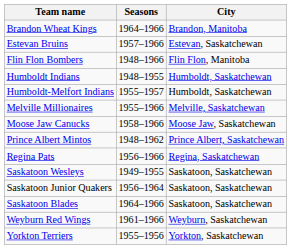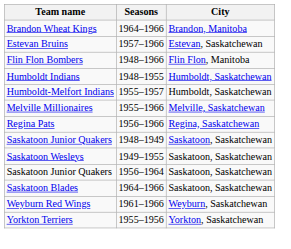- row: (48, 124)
- row: (49, 140)
+ row: (59, 140)
